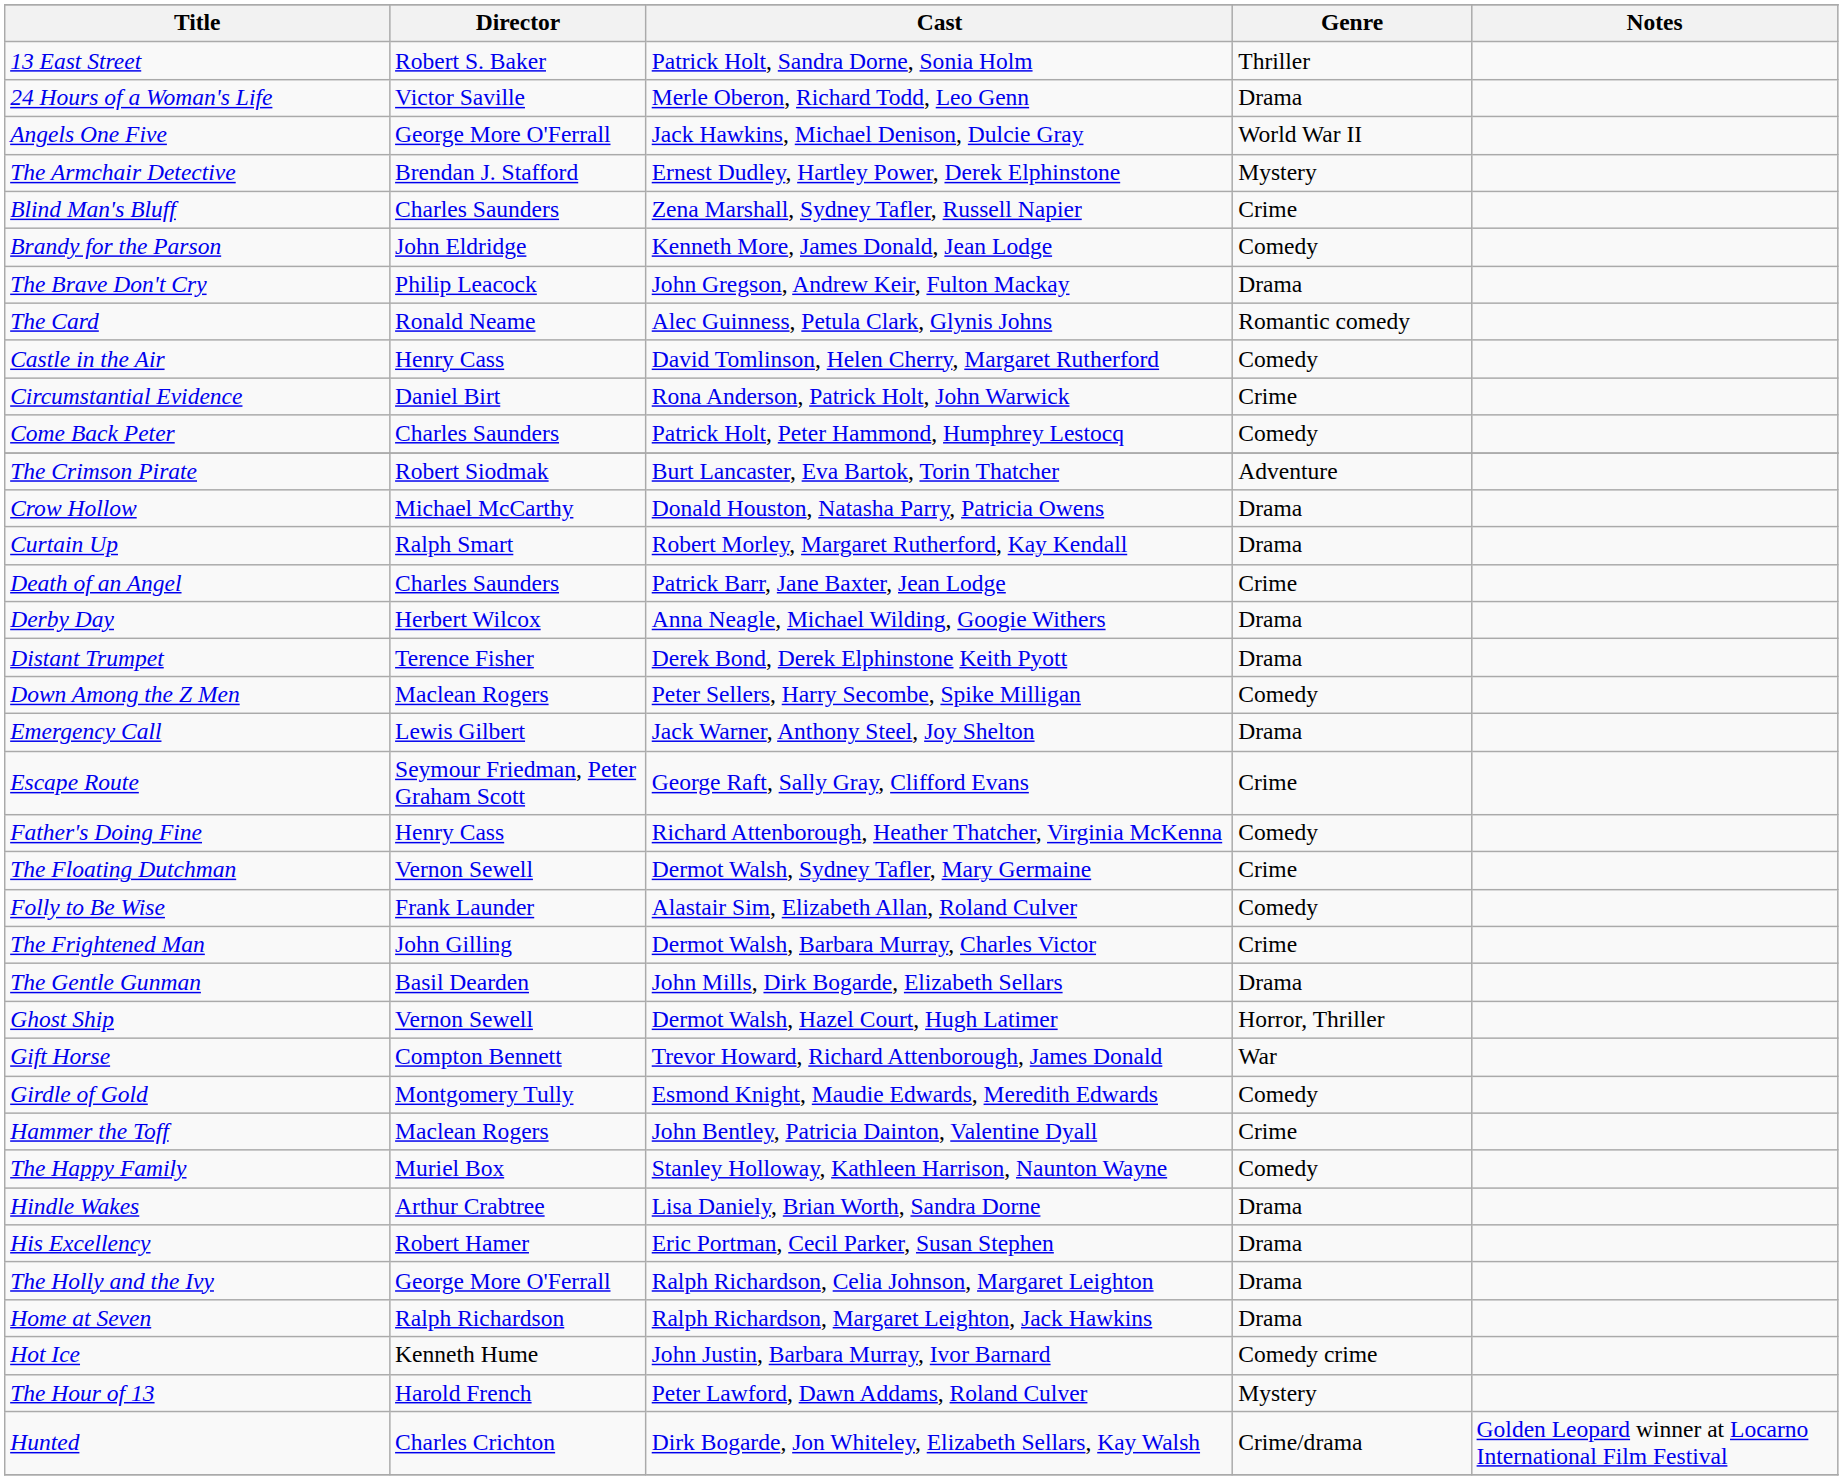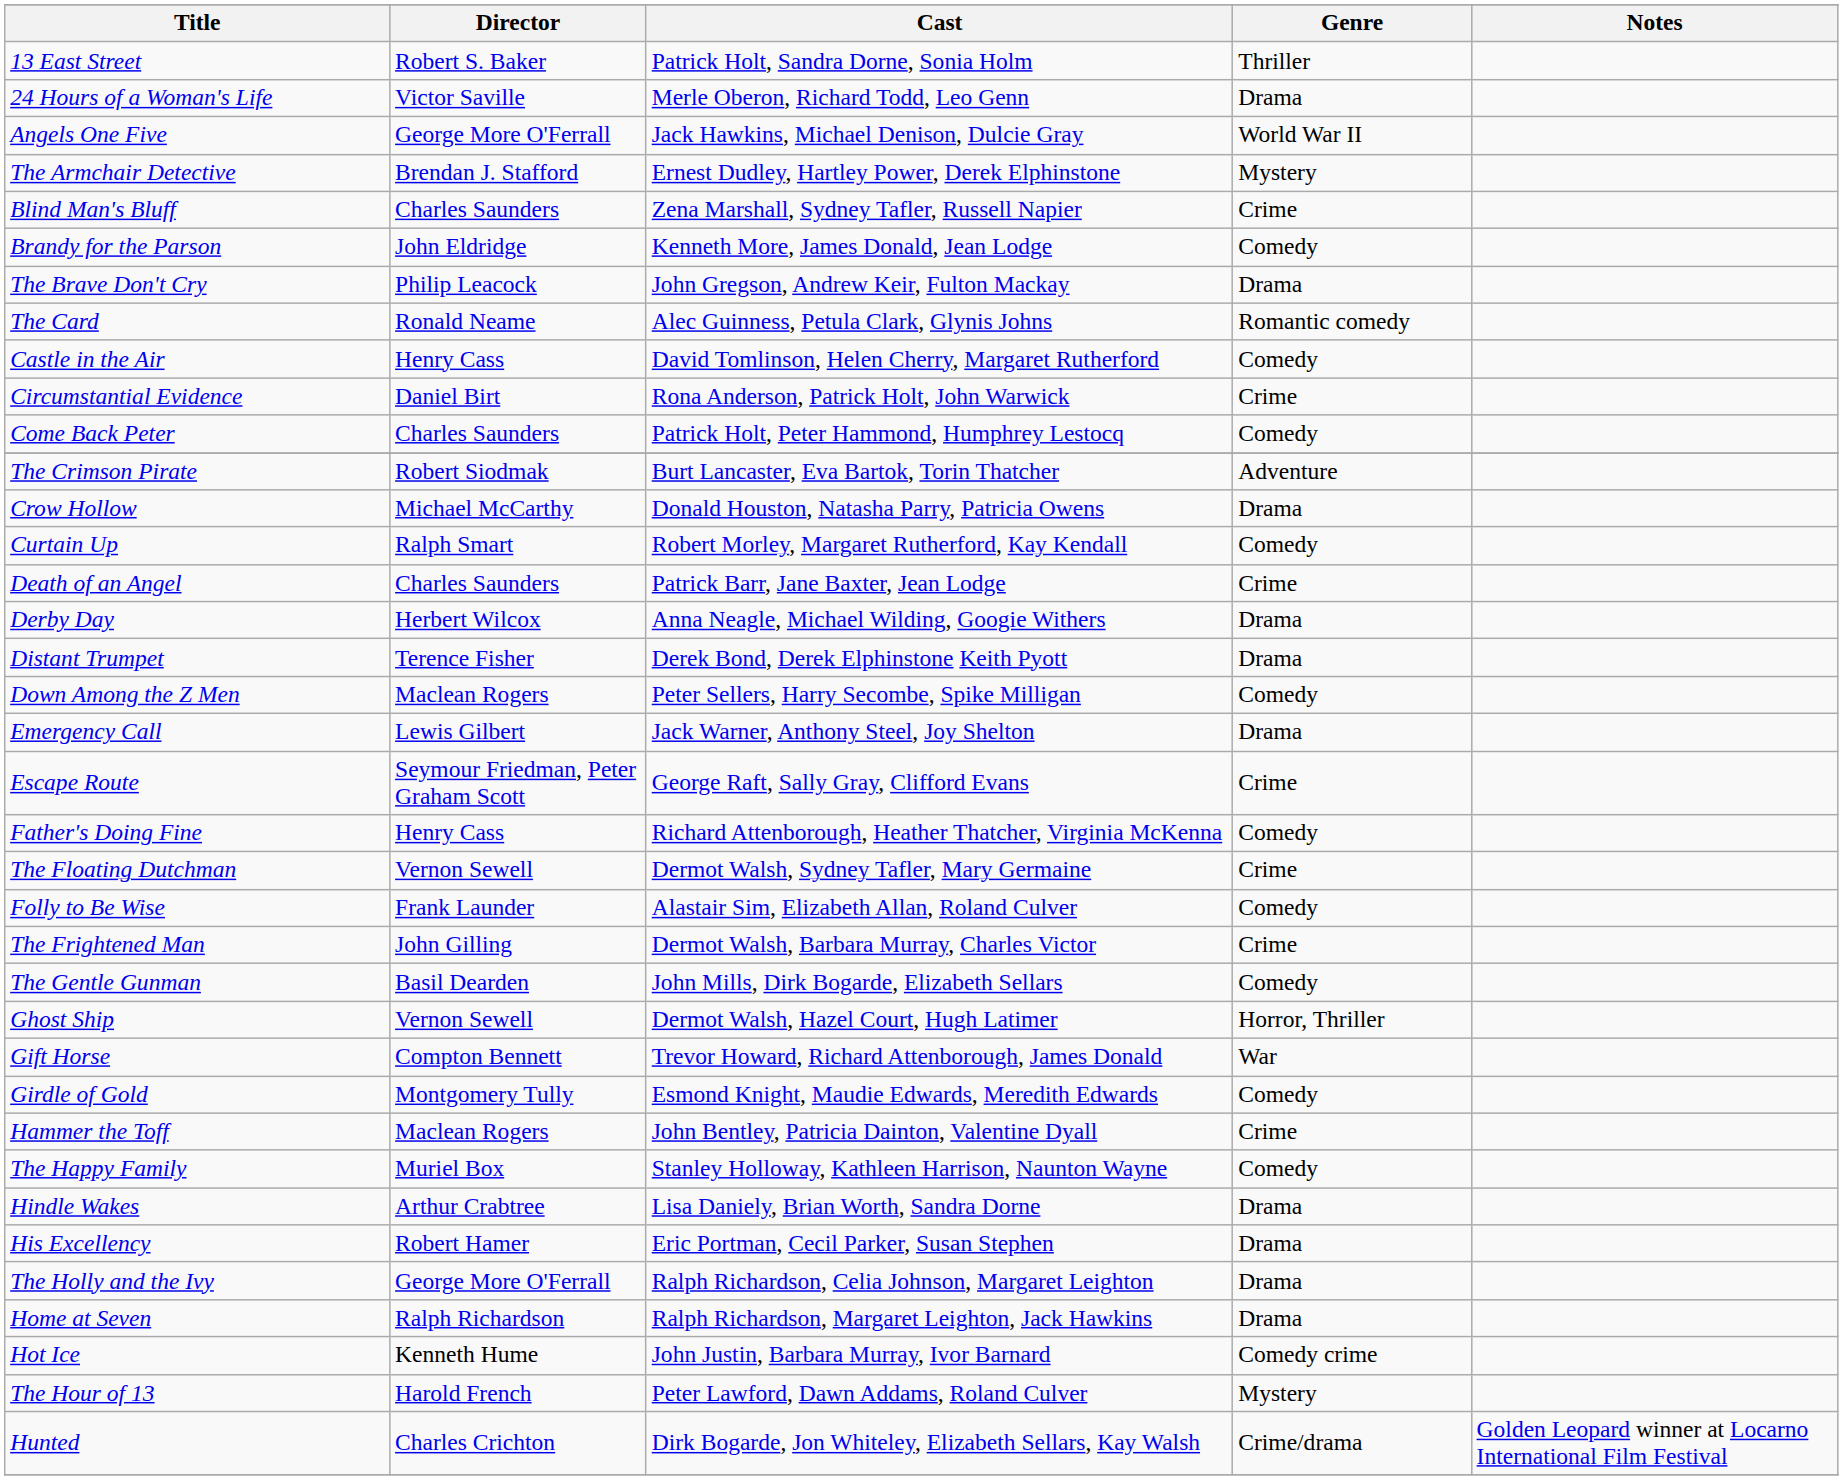(1270, 545) Drama -> (1278, 545) Comedy
(1270, 982) Drama -> (1278, 982) Comedy
